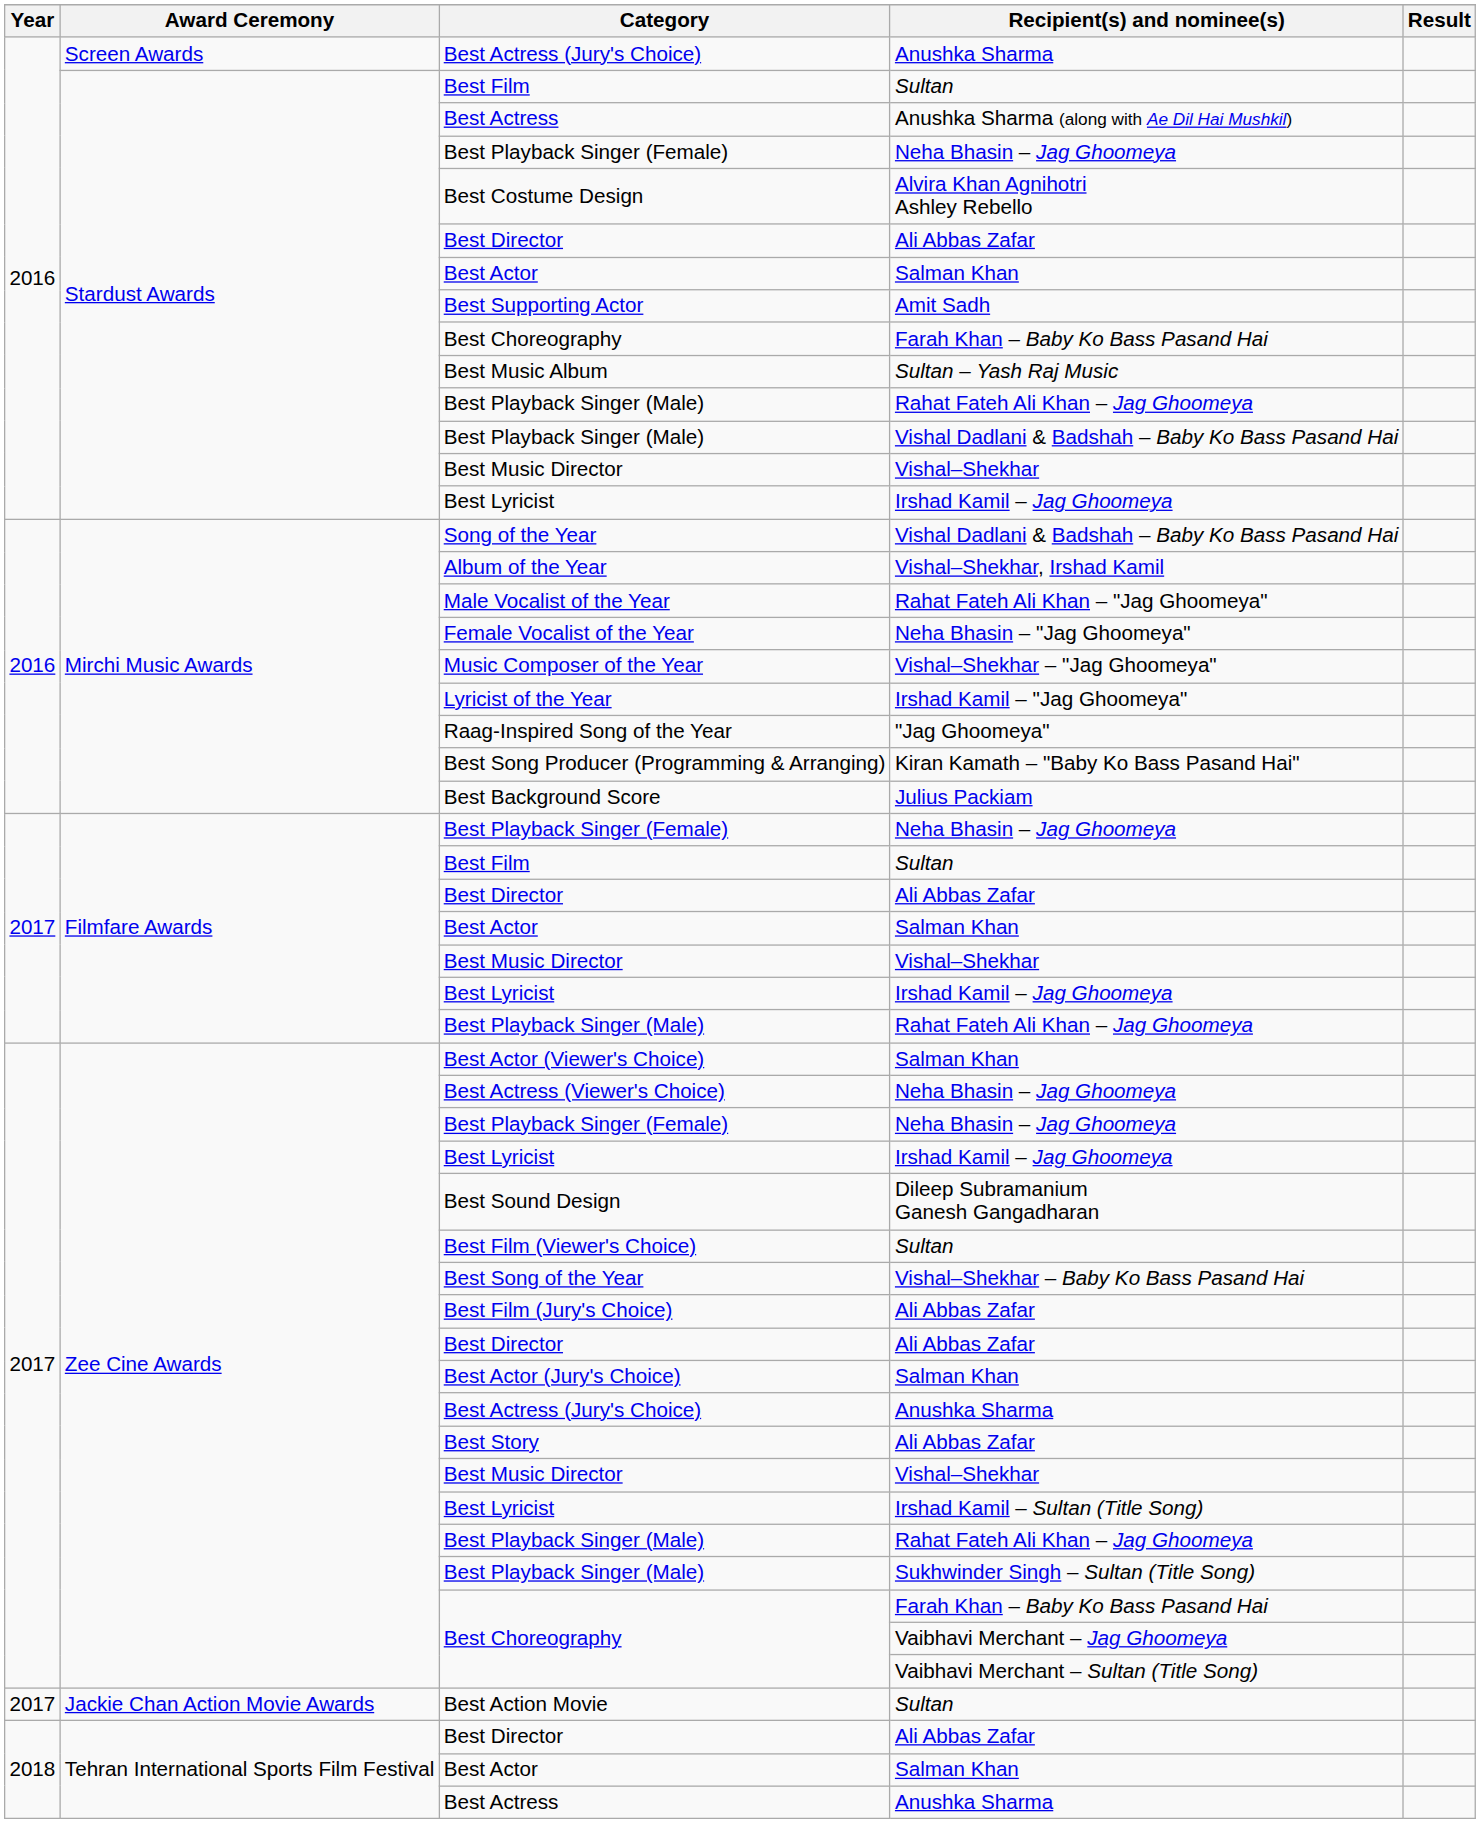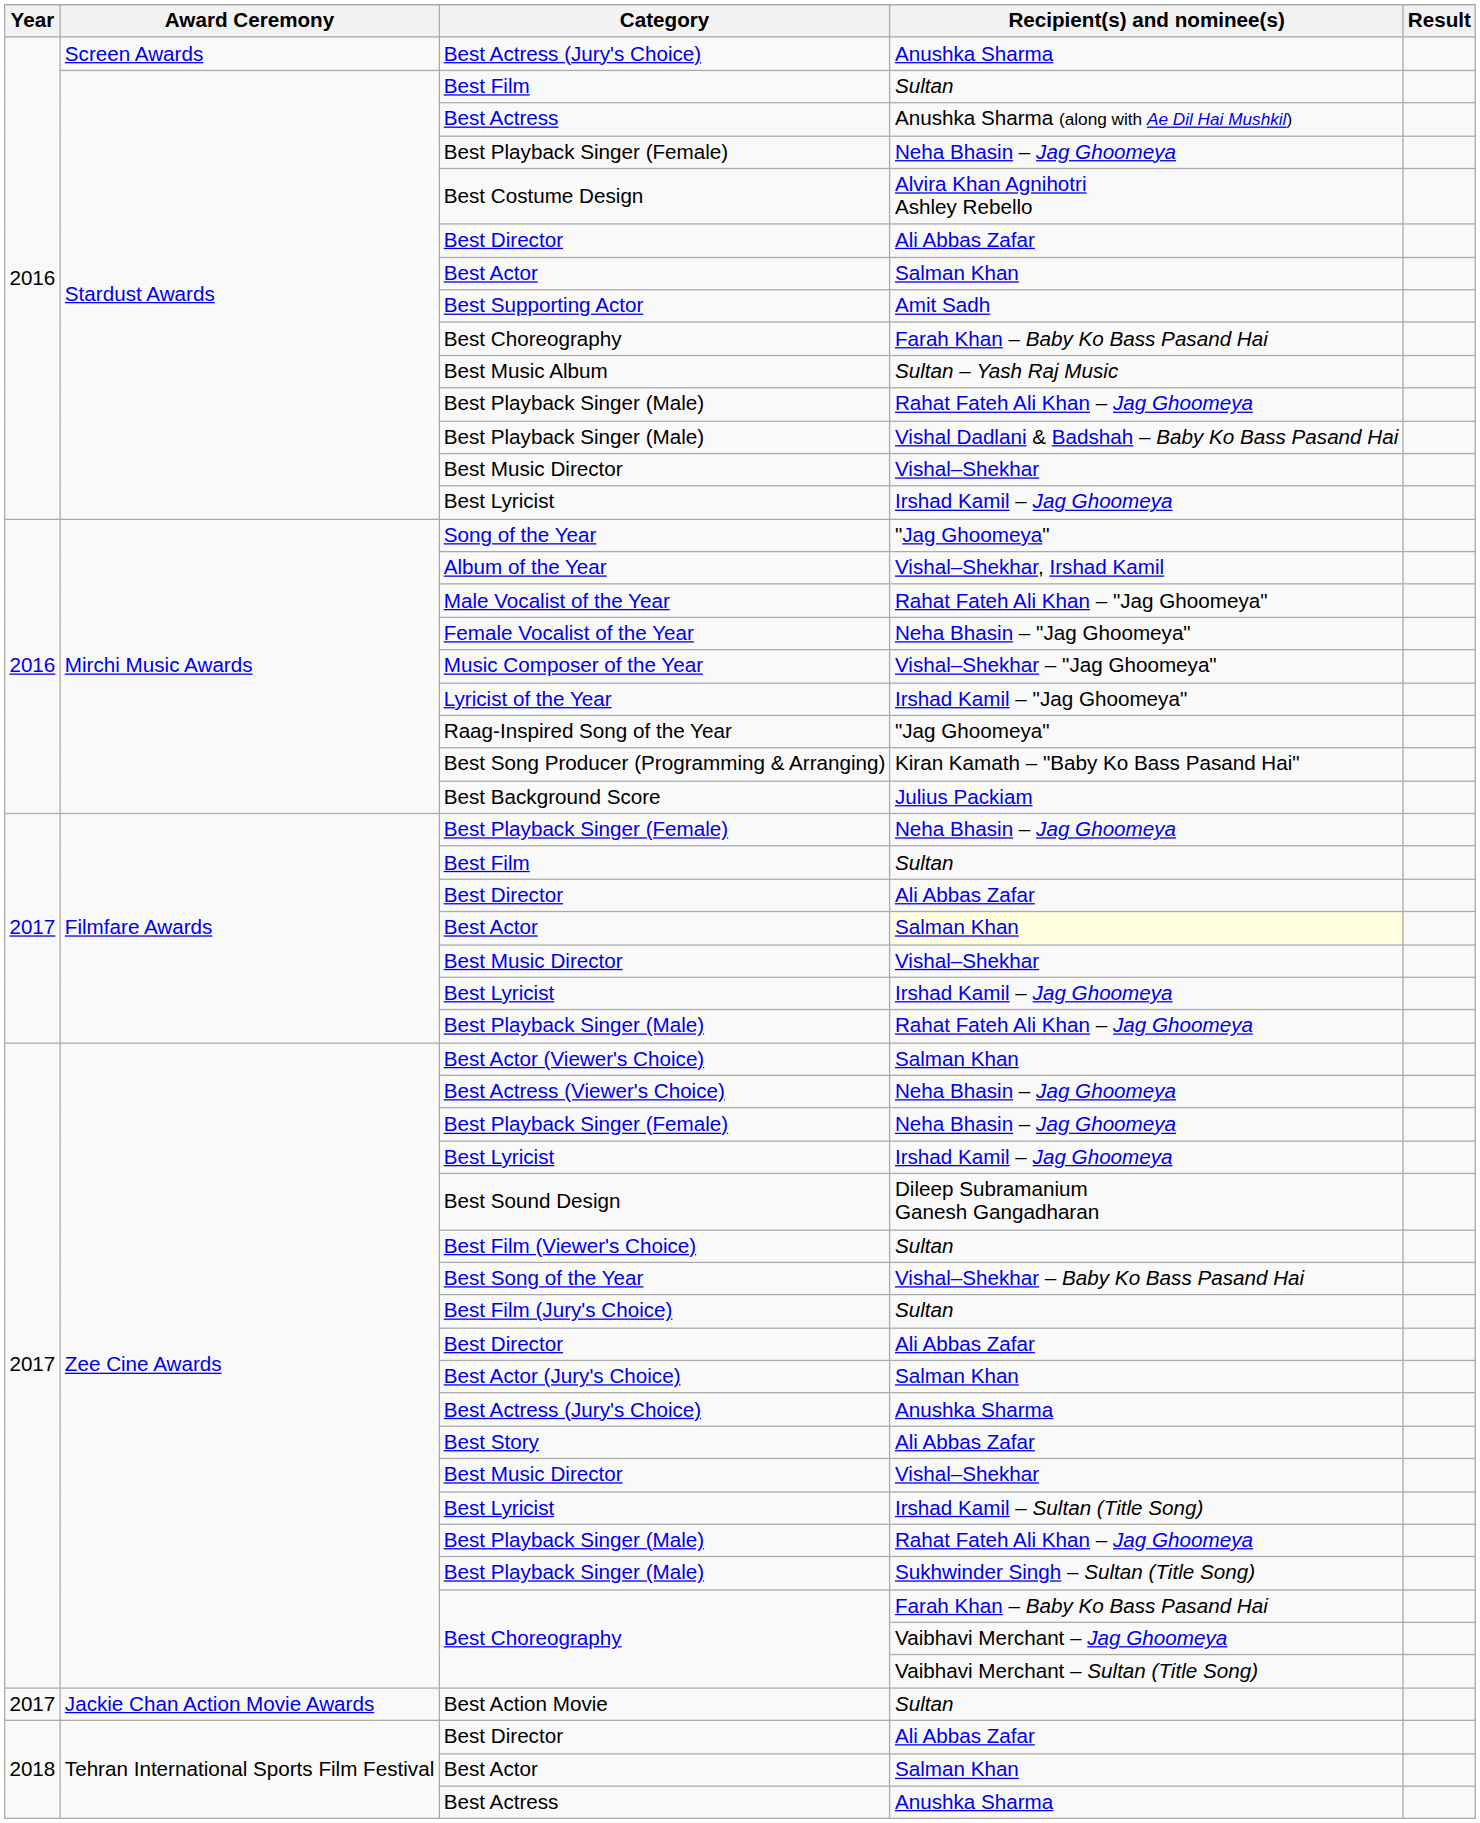(1147, 535) Vishal Dadlani & Badshah – Baby Ko Bass Pasand Hai -> (972, 535) "Jag Ghoomeya"
(957, 927) no background -> (957, 927) lightyellow background
(965, 1311) Ali Abbas Zafar -> (924, 1311) Sultan
